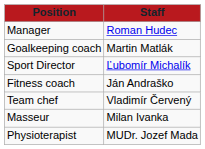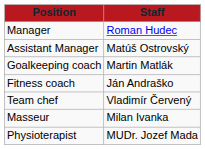+ row: (53, 48)
- row: (41, 65)
